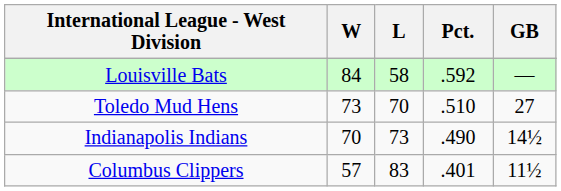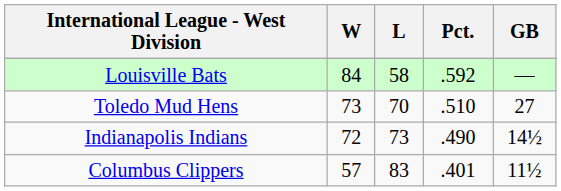(351, 138) 70 -> (351, 138) 72
